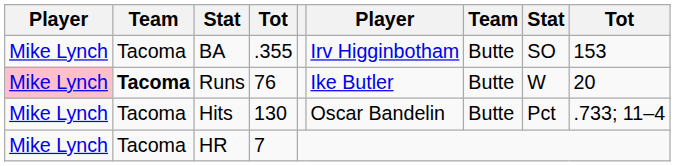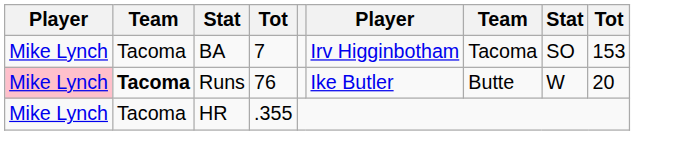(273, 51) .355 -> (260, 51) 7
(491, 51) Butte -> (503, 51) Tacoma
- row: (216, 113)
(260, 144) 7 -> (273, 113) .355
